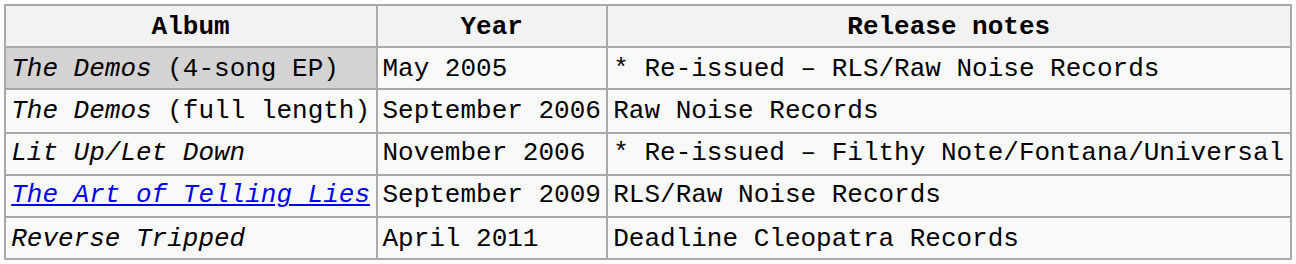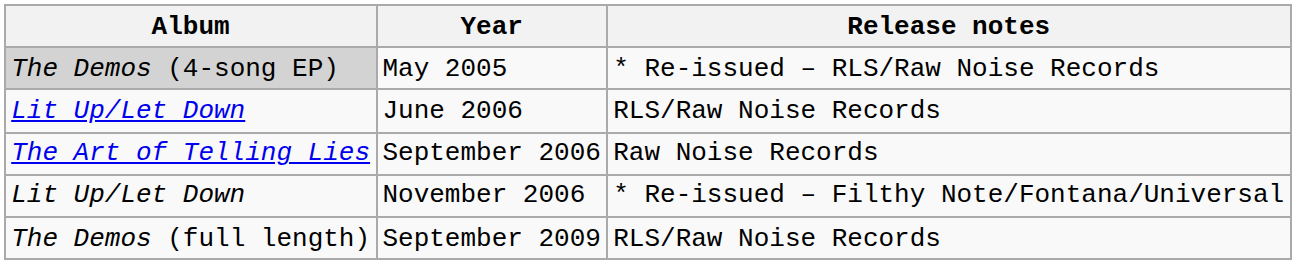+ row: (453, 111)
(191, 111) The Demos (full length) -> (191, 153) The Art of Telling Lies
(191, 196) The Art of Telling Lies -> (191, 238) The Demos (full length)
- row: (460, 238)
